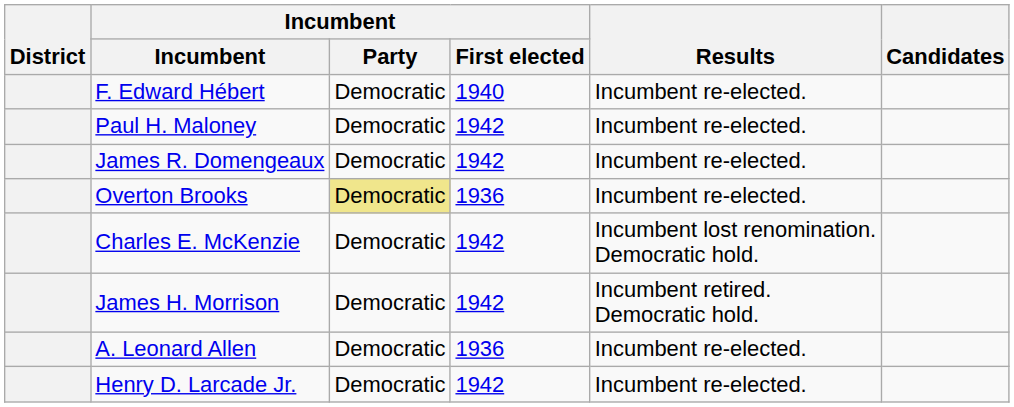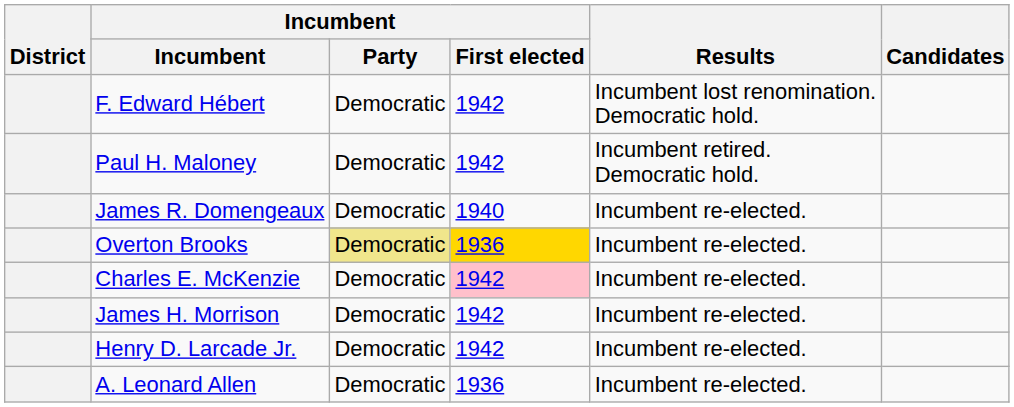(480, 91) 1940 -> (480, 103) 1942
(701, 91) Incumbent re-elected. -> (735, 103) Incumbent lost renomination. Democratic hold.
(701, 126) Incumbent re-elected. -> (683, 163) Incumbent retired. Democratic hold.
(480, 160) 1942 -> (480, 210) 1940
(480, 195) no background -> (480, 245) gold background
(480, 242) no background -> (480, 279) pink background
(735, 242) Incumbent lost renomination. Democratic hold. -> (701, 279) Incumbent re-elected.
(683, 302) Incumbent retired. Democratic hold. -> (701, 314) Incumbent re-elected.
rows swapped: (196, 384) <-> (176, 349)
